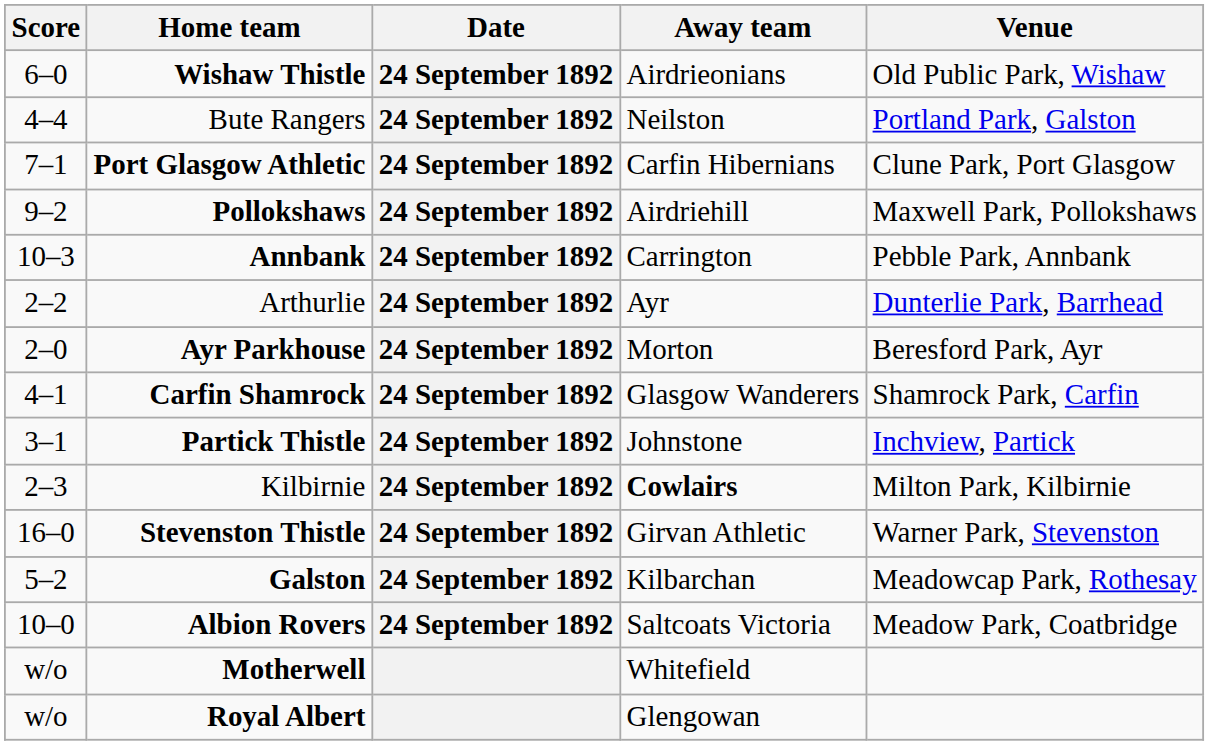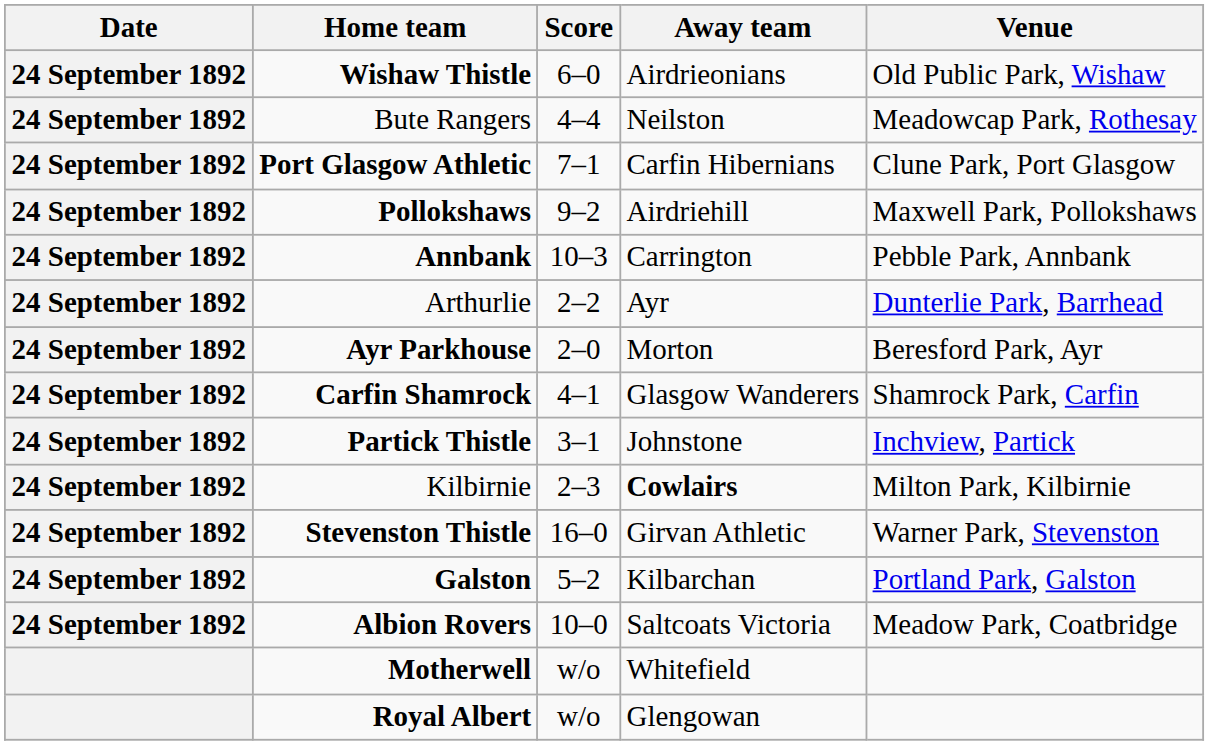columns swapped: (496, 27) <-> (46, 27)
(1004, 119) Portland Park, Galston -> (1035, 119) Meadowcap Park, Rothesay
(1035, 578) Meadowcap Park, Rothesay -> (1004, 578) Portland Park, Galston
